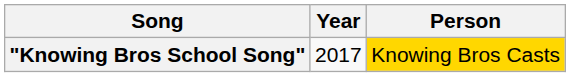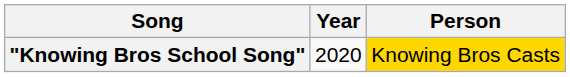(338, 54) 2017 -> (338, 54) 2020
